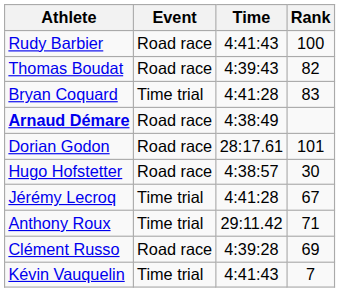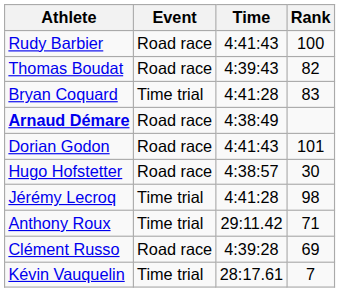(251, 146) 28:17.61 -> (251, 146) 4:41:43
(311, 198) 67 -> (311, 198) 98
(251, 275) 4:41:43 -> (251, 275) 28:17.61
